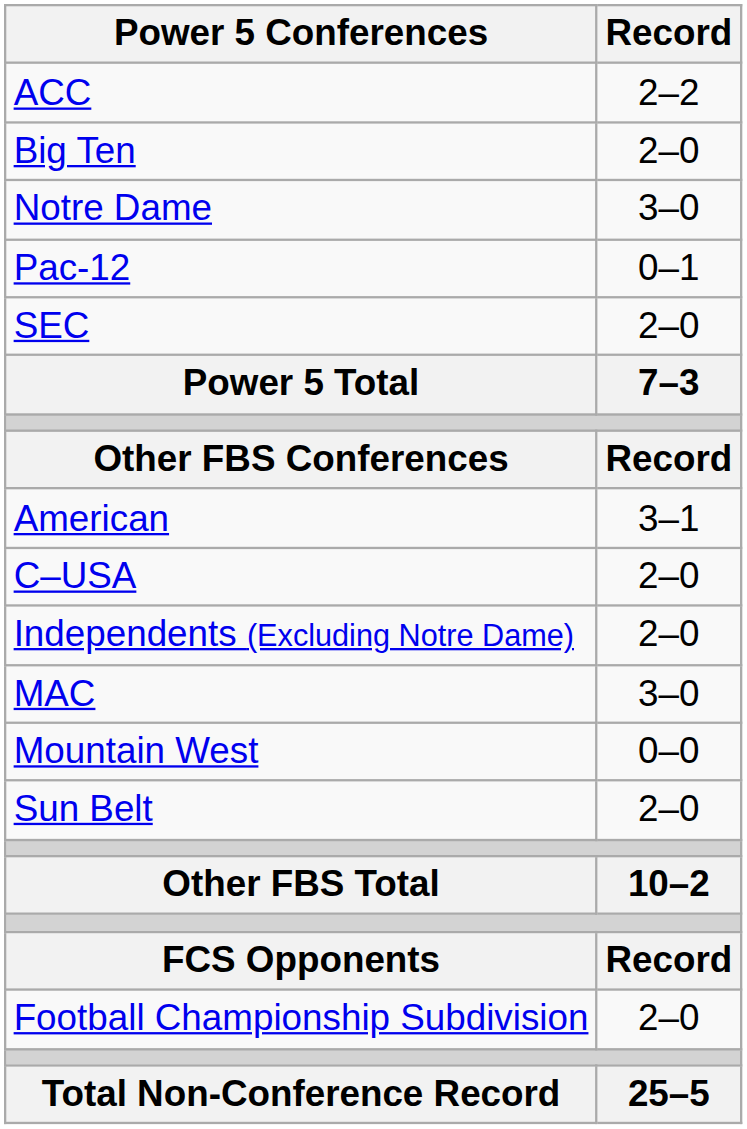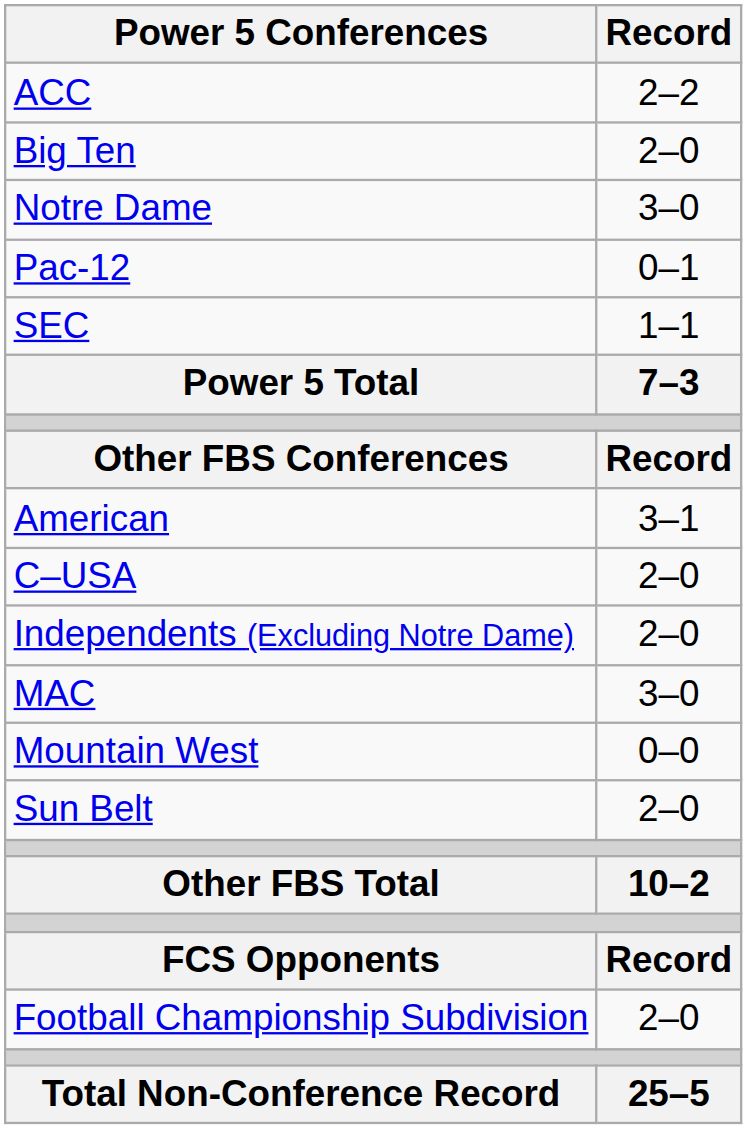(669, 325) 2–0 -> (669, 325) 1–1
